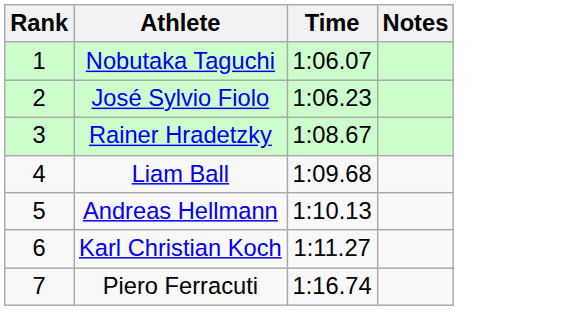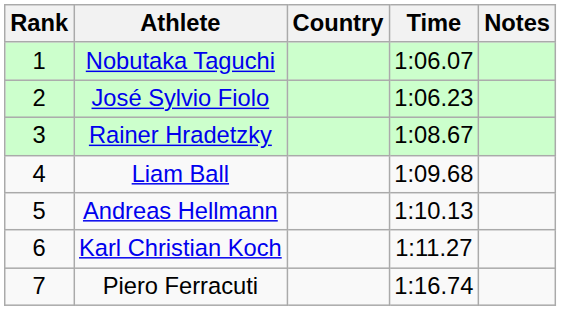+ column: (338, 23)
